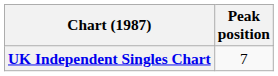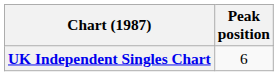(244, 58) 7 -> (244, 58) 6
